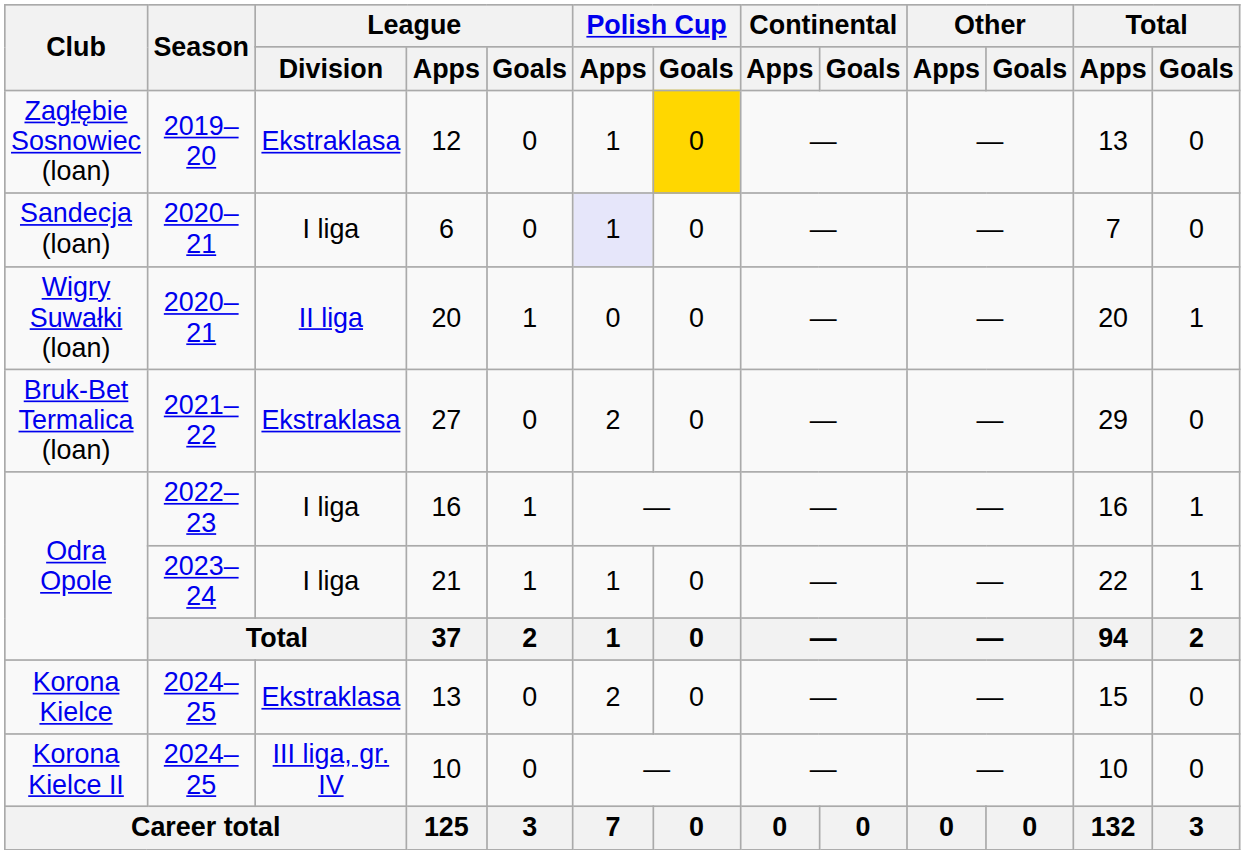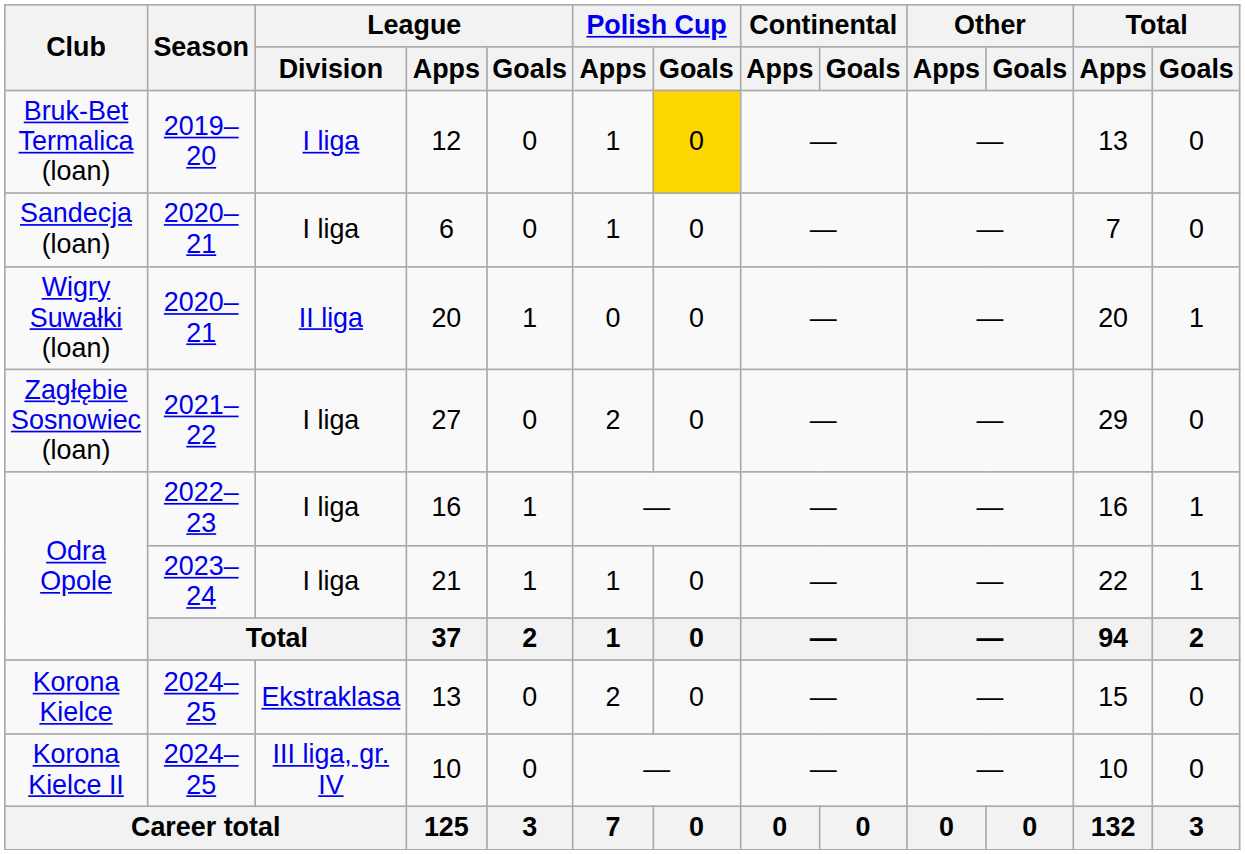(76, 141) Zagłębie Sosnowiec (loan) -> (76, 141) Bruk-Bet Termalica (loan)
(331, 141) Ekstraklasa -> (331, 141) I liga
(613, 229) lavender background -> (613, 229) no background
(76, 420) Bruk-Bet Termalica (loan) -> (76, 420) Zagłębie Sosnowiec (loan)
(331, 420) Ekstraklasa -> (331, 420) I liga
